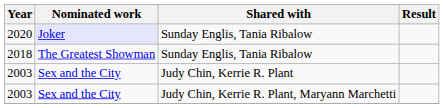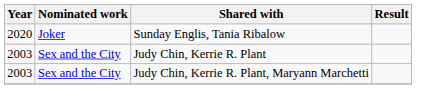(51, 34) lavender background -> (51, 34) no background
- row: (20, 53)
